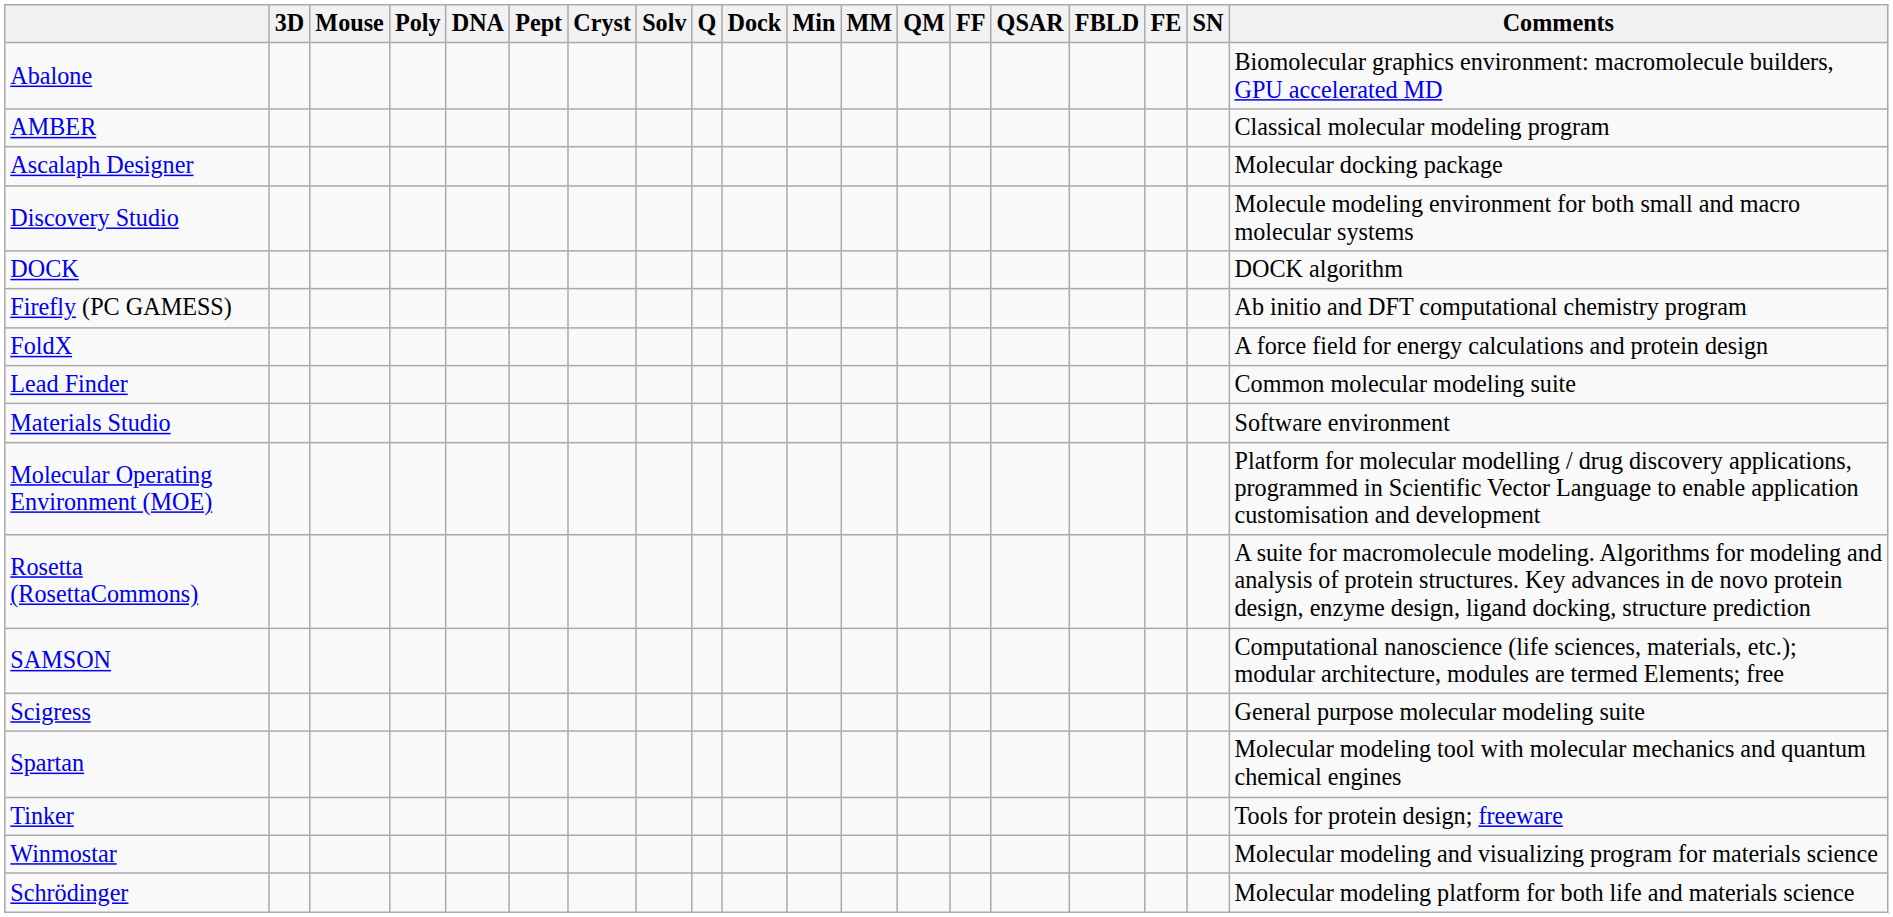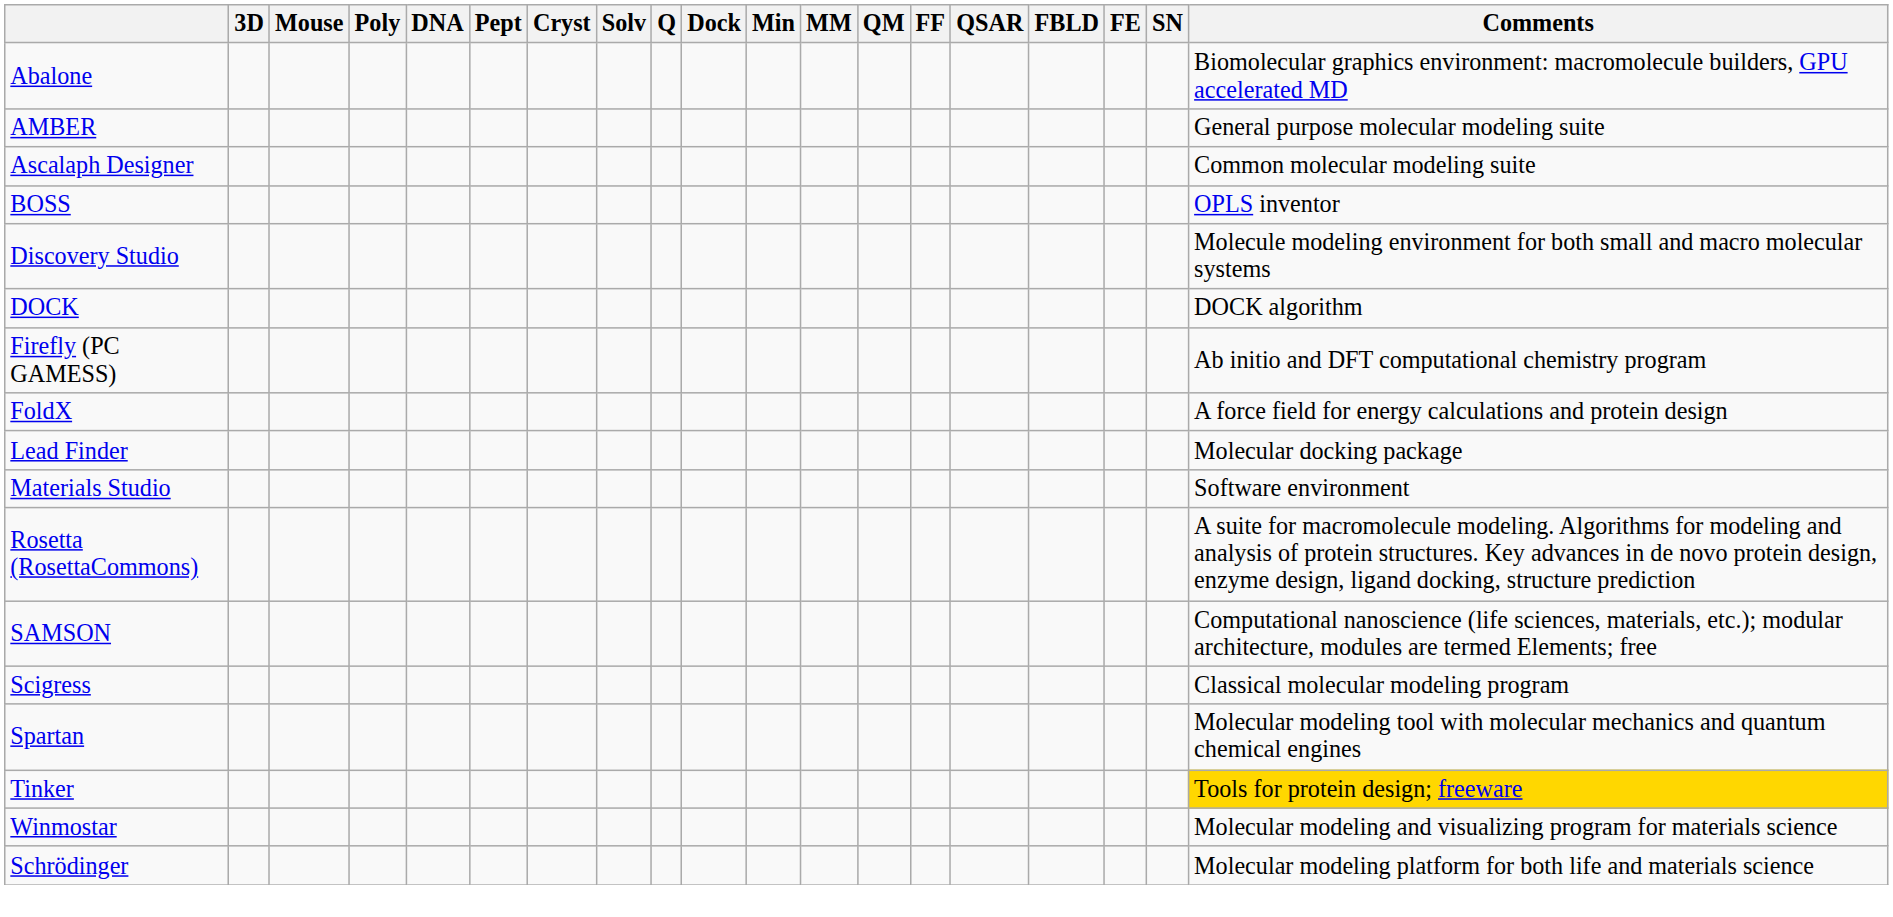(1422, 127) Classical molecular modeling program -> (1399, 127) General purpose molecular modeling suite
(1369, 165) Molecular docking package -> (1365, 165) Common molecular modeling suite
+ row: (41, 204)
(1405, 384) Common molecular modeling suite -> (1328, 450) Molecular docking package
- row: (111, 488)
(1440, 712) General purpose molecular modeling suite -> (1382, 684) Classical molecular modeling program
(1399, 815) no background -> (1358, 788) gold background
